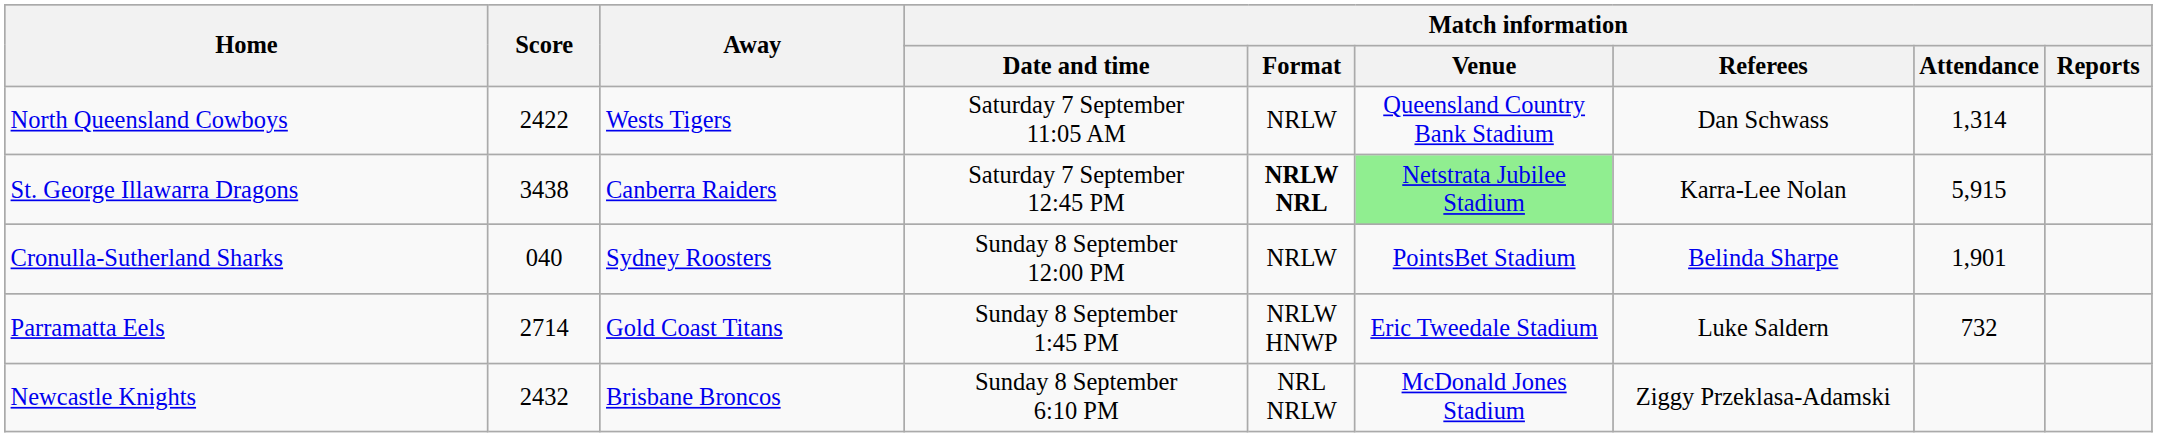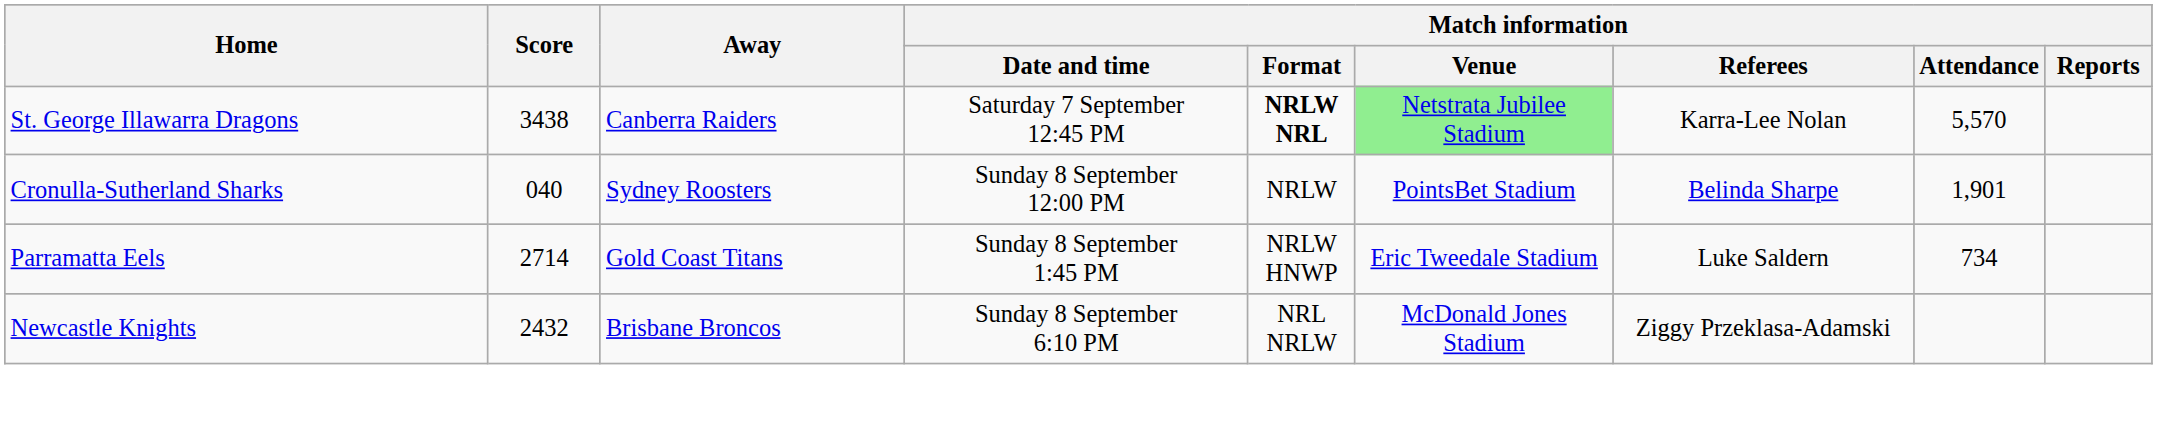- row: (149, 120)
(1979, 189) 5,915 -> (1979, 120) 5,570
(1979, 328) 732 -> (1979, 258) 734
